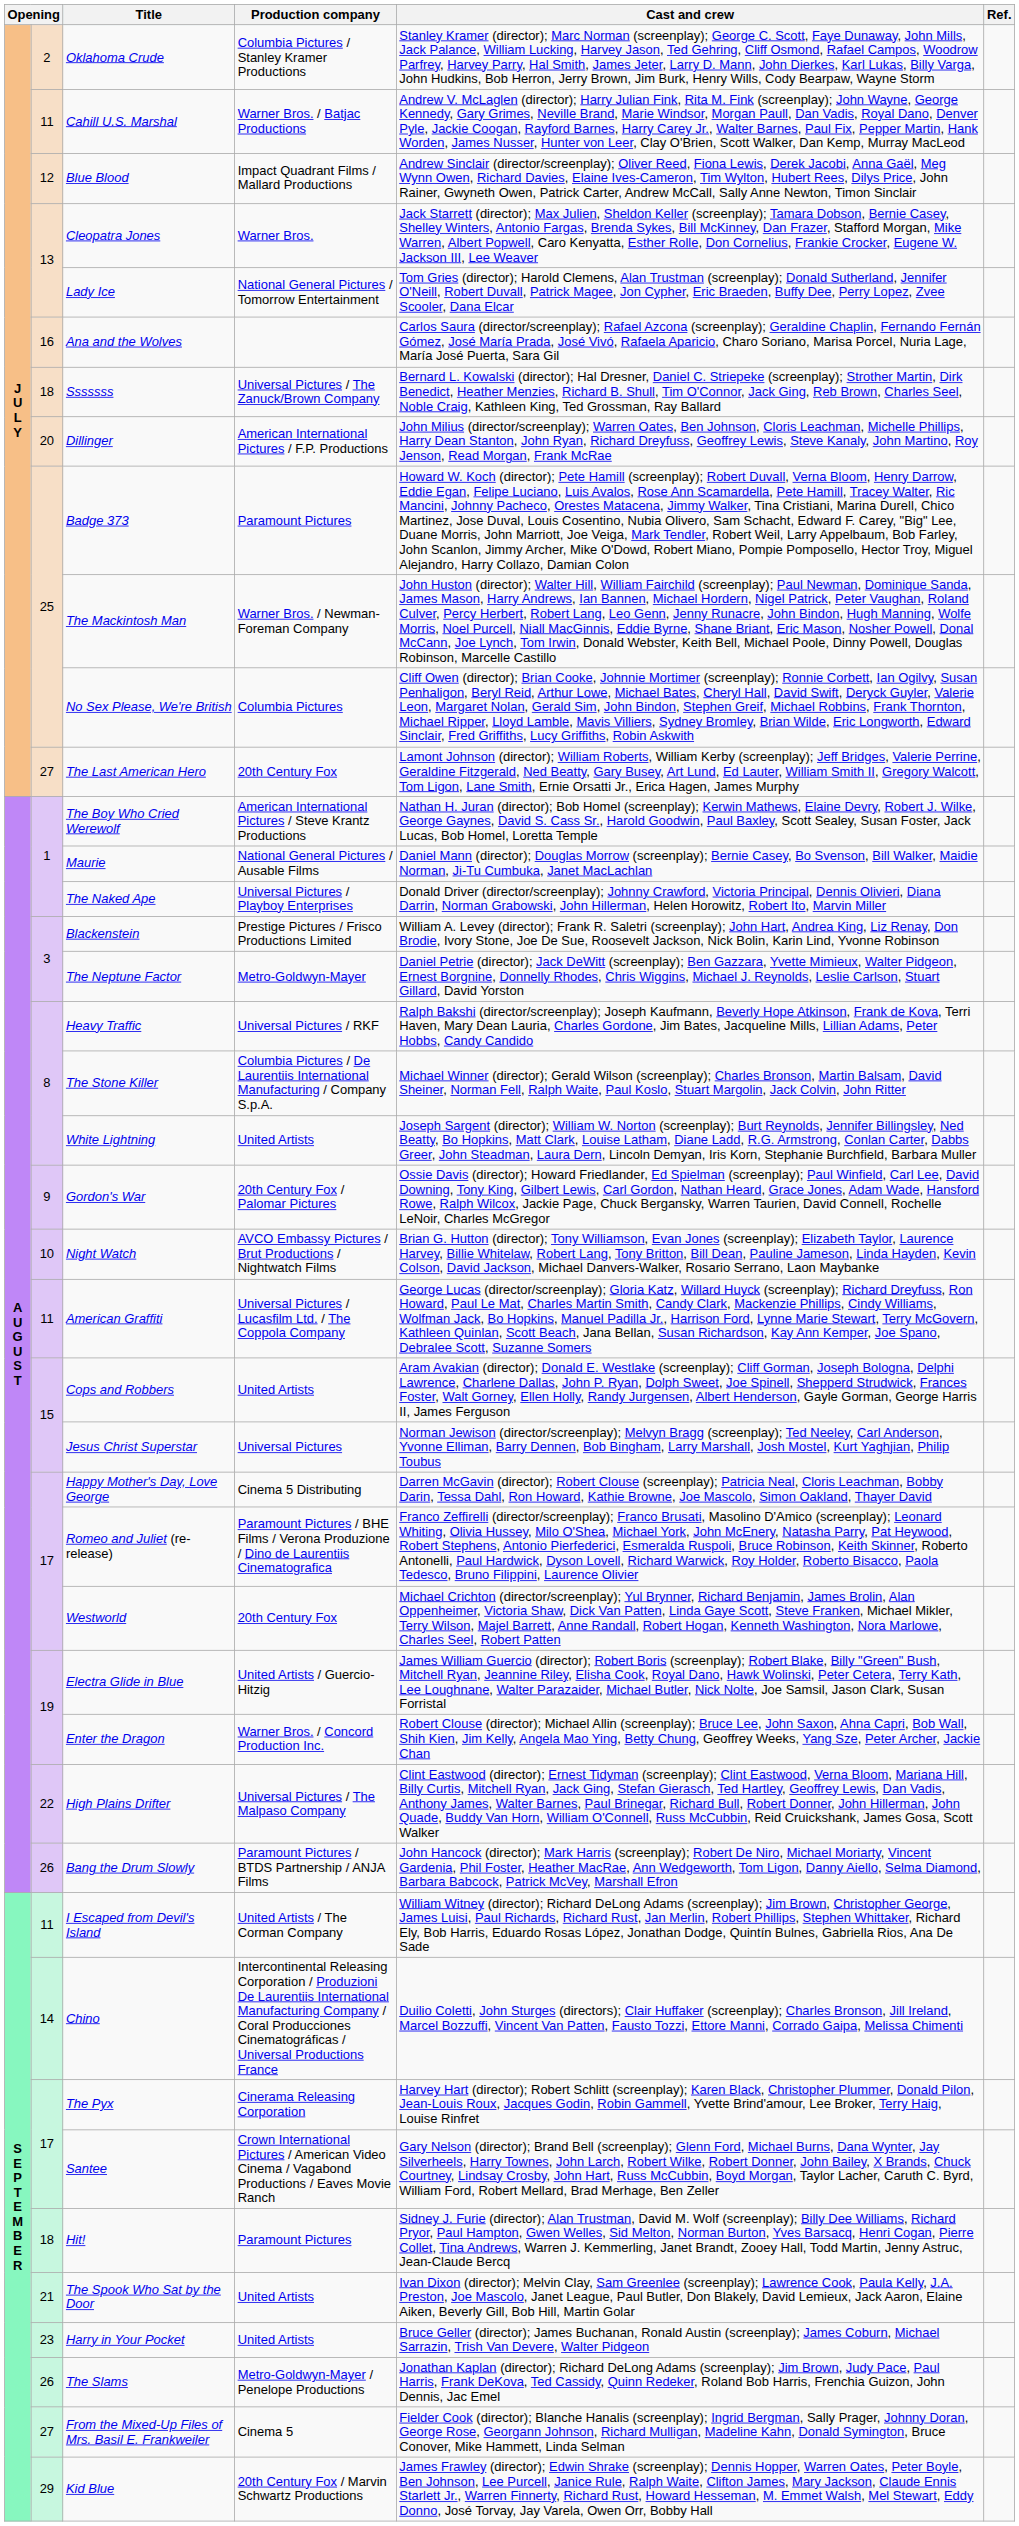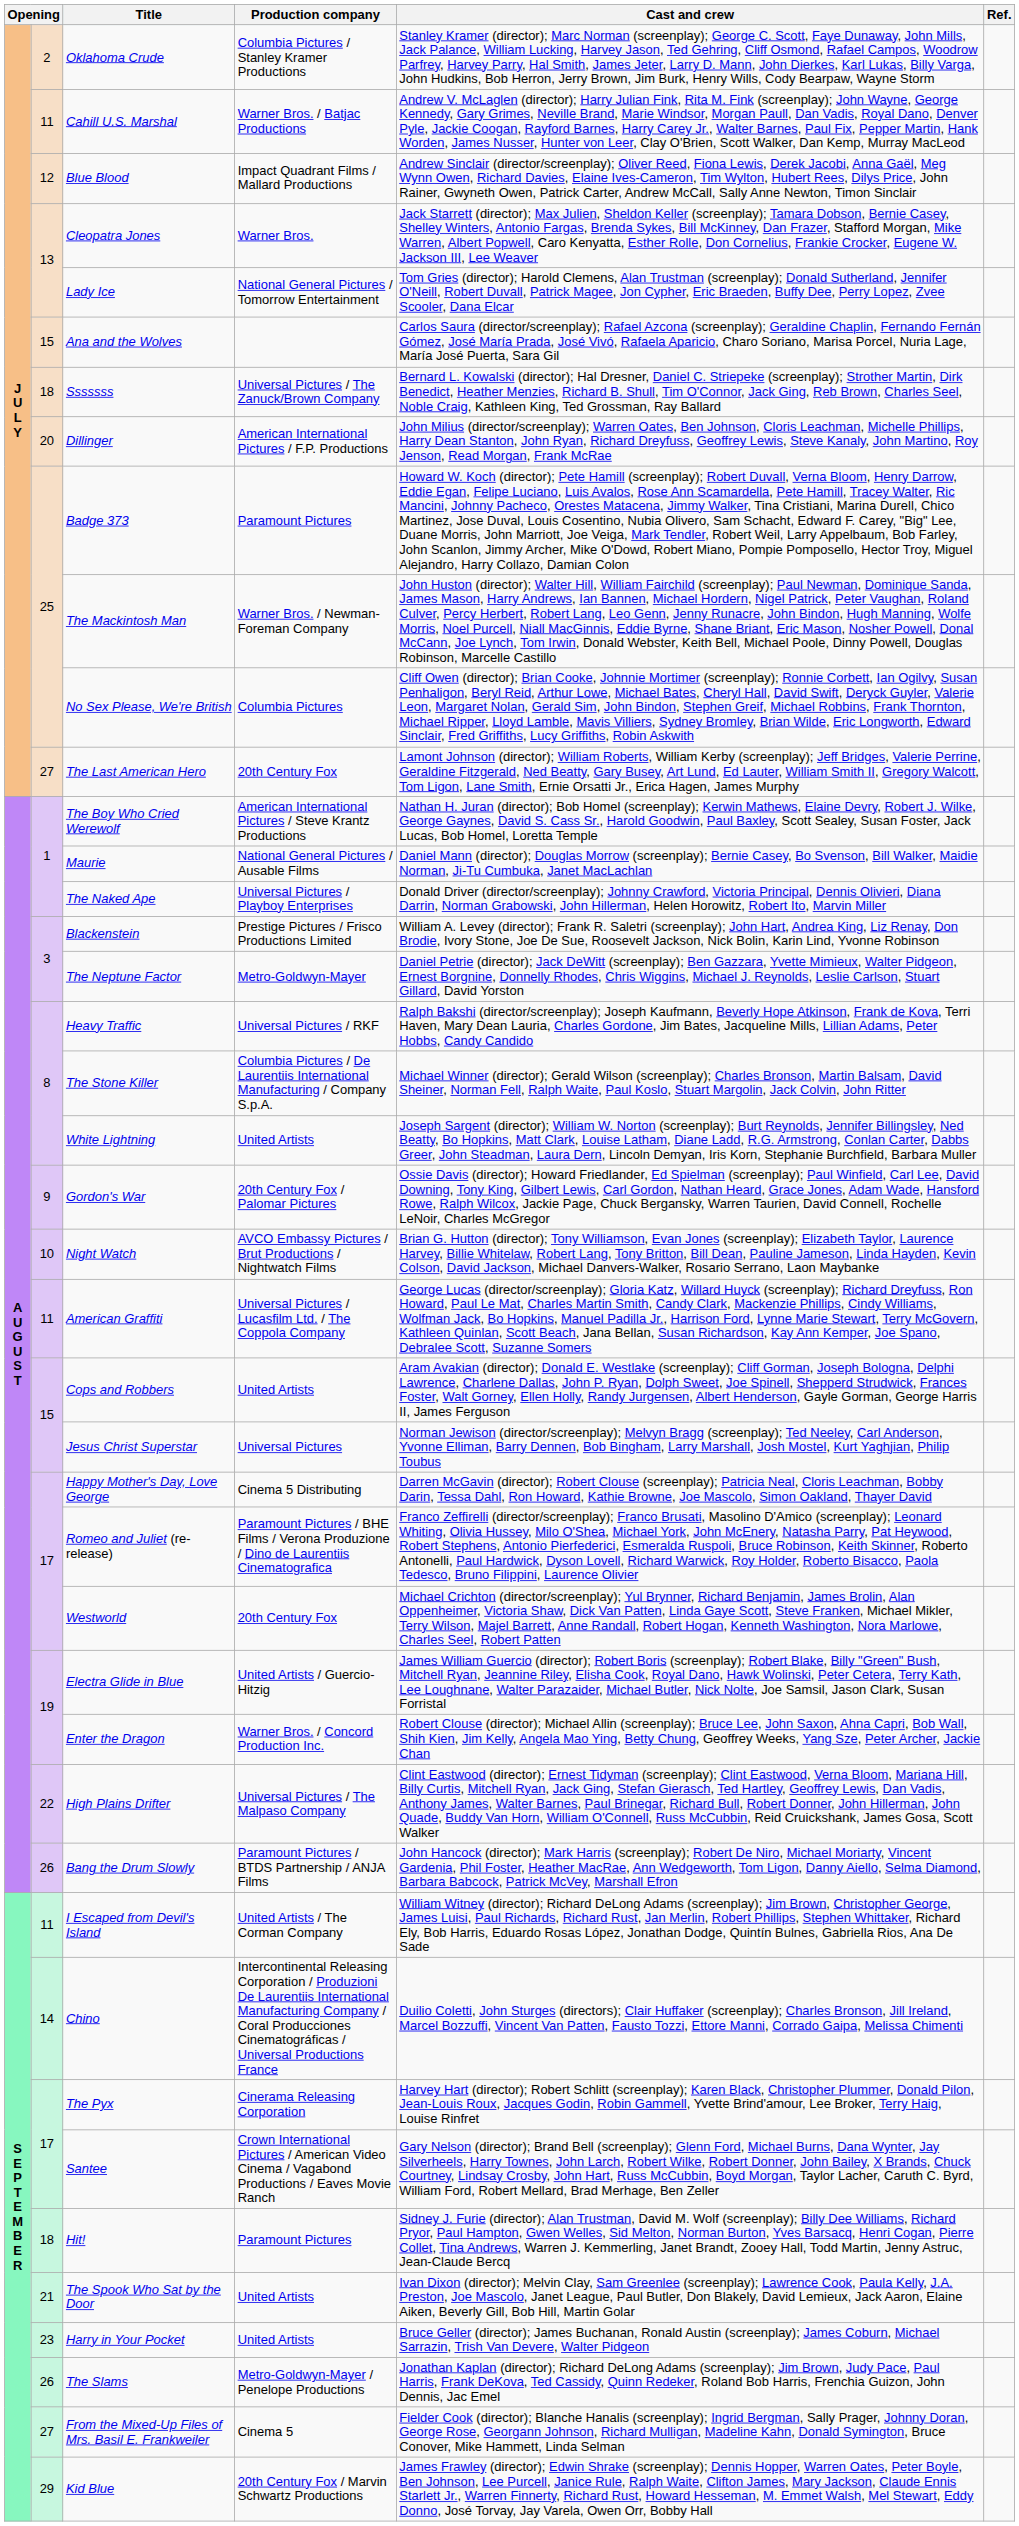(47, 342) 16 -> (47, 342) 15
